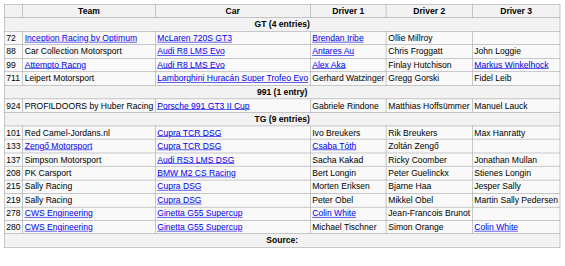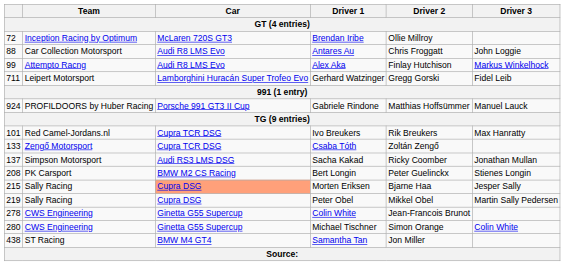(179, 186) no background -> (179, 186) lightsalmon background
+ row: (340, 240)
